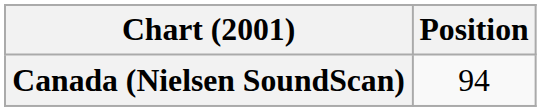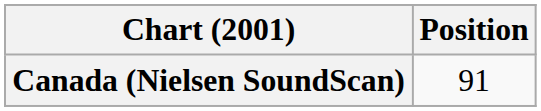(474, 79) 94 -> (474, 79) 91
